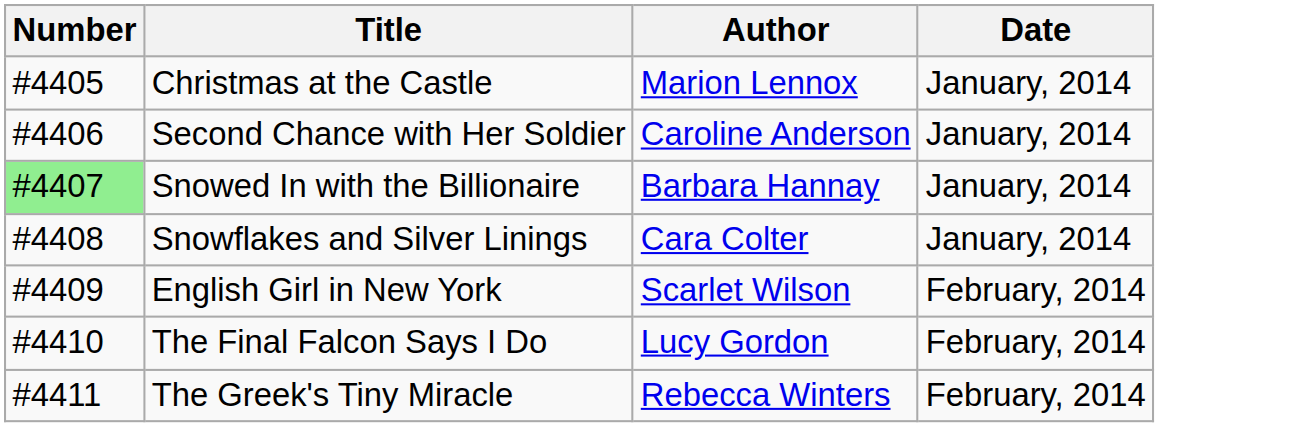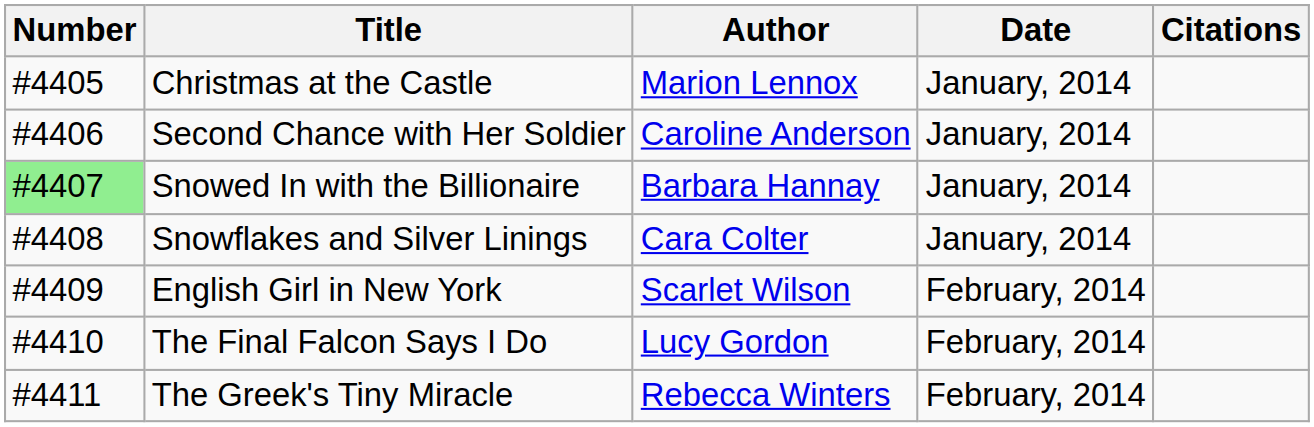+ column: (1231, 30)
